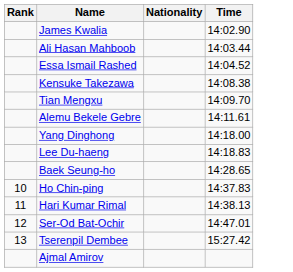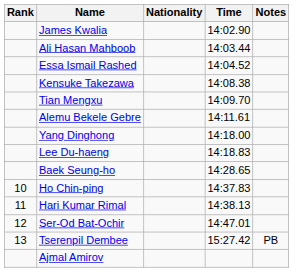+ column: (271, 13)
